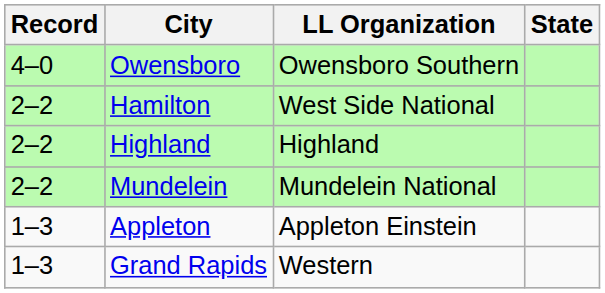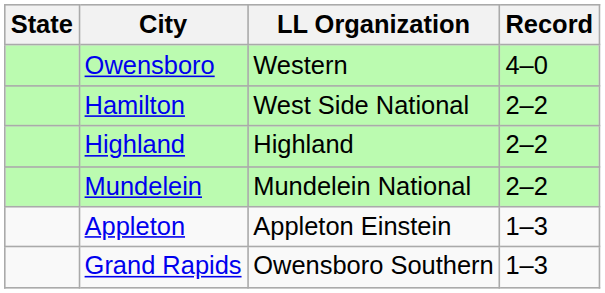columns swapped: (562, 24) <-> (54, 24)
(399, 65) Owensboro Southern -> (300, 65) Western
(326, 266) Western -> (373, 266) Owensboro Southern
